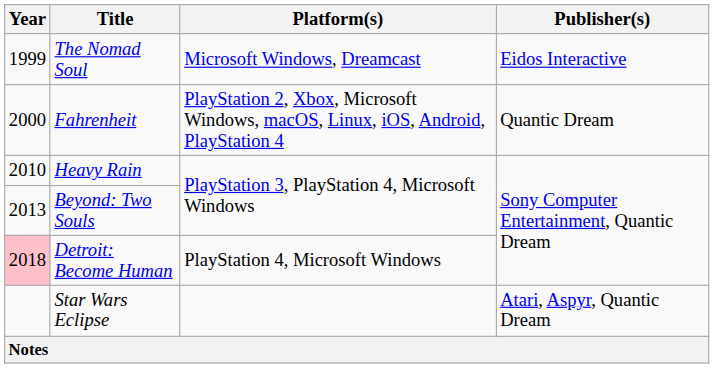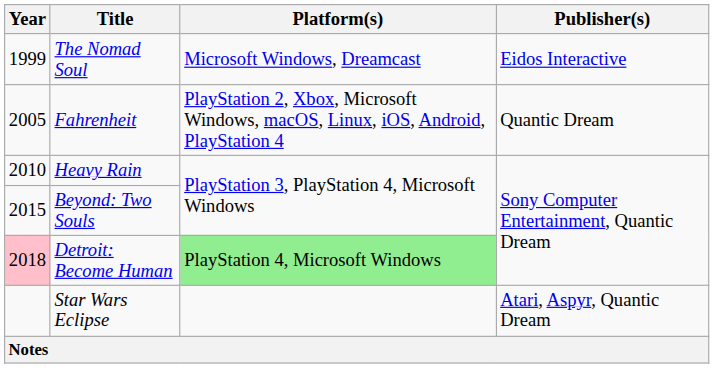(27, 119) 2000 -> (27, 119) 2005
(27, 210) 2013 -> (27, 210) 2015
(313, 260) no background -> (313, 260) lightgreen background
